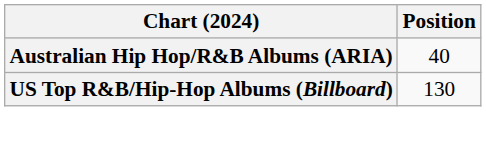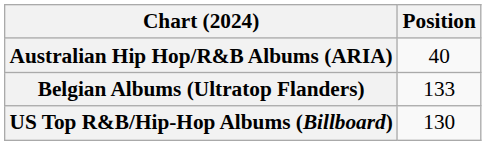+ row: (201, 88)
